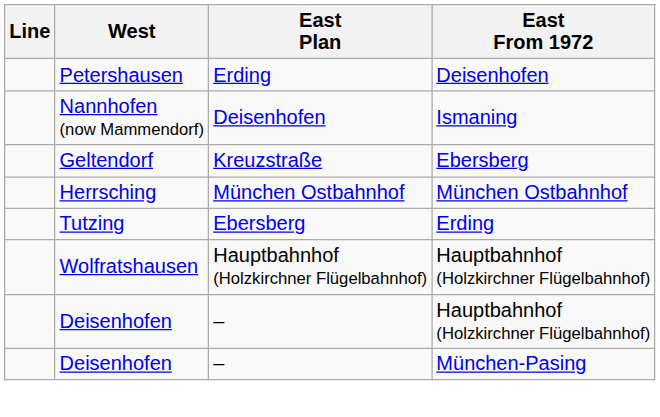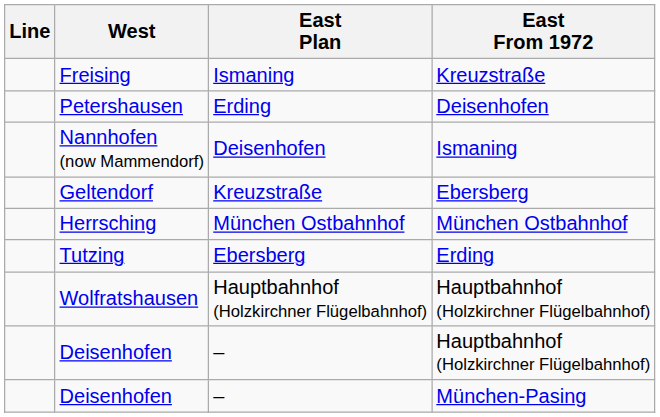+ row: (95, 74)
